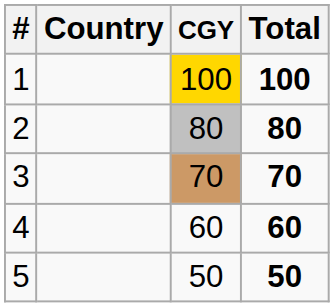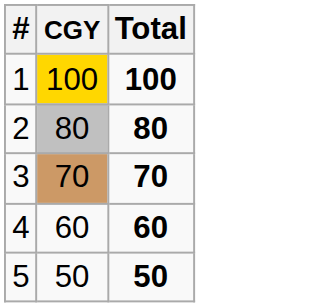- column: (104, 29)
